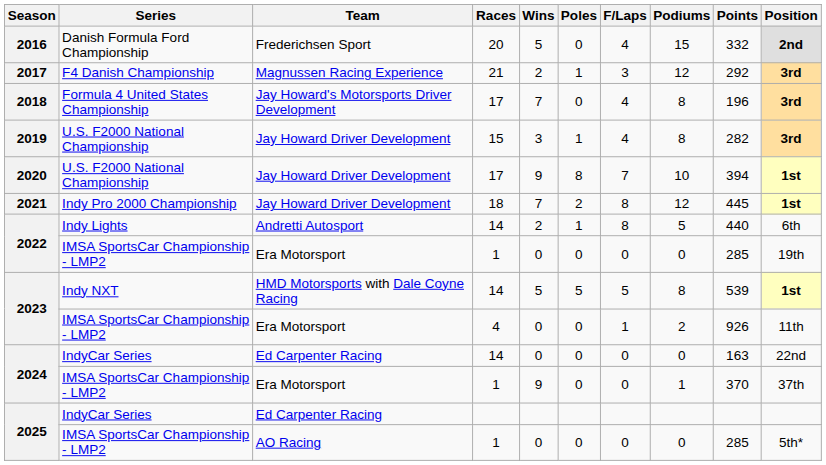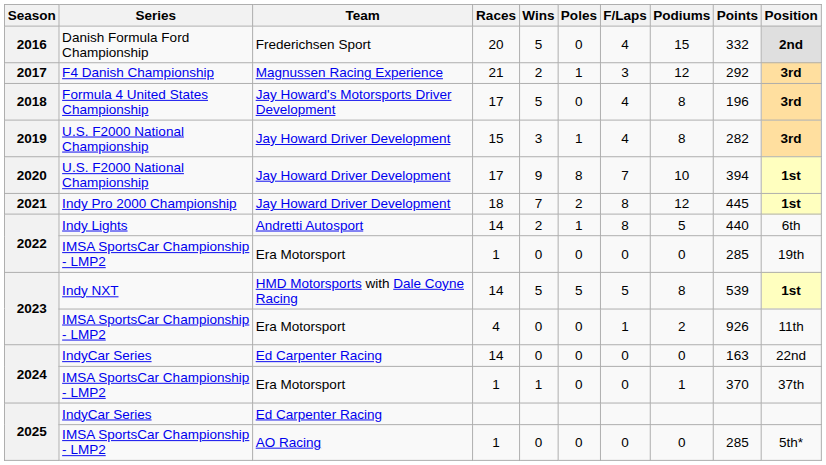(538, 102) 7 -> (538, 102) 5
(538, 385) 9 -> (538, 385) 1
